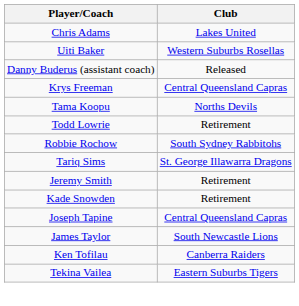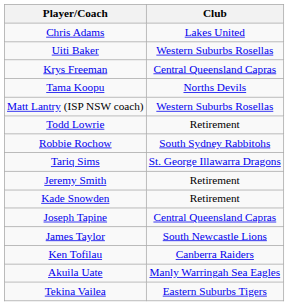- row: (81, 69)
+ row: (75, 106)
+ row: (75, 273)
